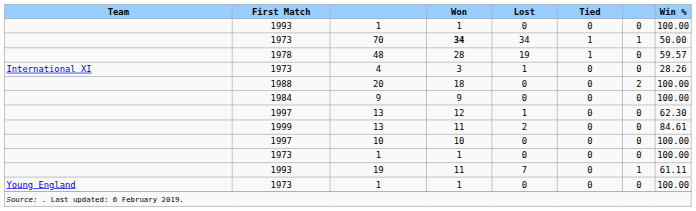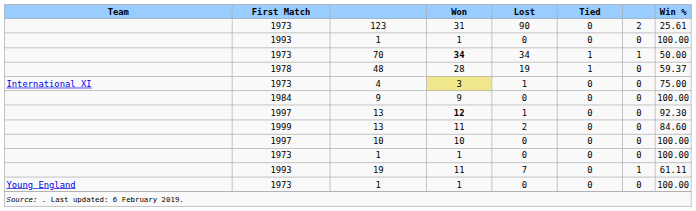+ row: (281, 26)
(673, 55) 59.57 -> (673, 69) 59.37
(459, 69) no background -> (459, 84) khaki background
(673, 69) 28.26 -> (673, 84) 75.00
- row: (281, 84)
(459, 112) normal -> (459, 112) bold
(673, 112) 62.30 -> (673, 112) 92.30
(673, 127) 84.61 -> (673, 127) 84.60
